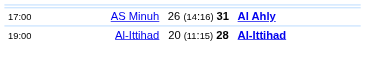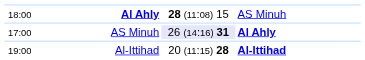+ row: (20, 14)
(198, 16) no background -> (198, 32) lavender background
